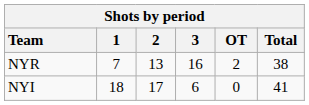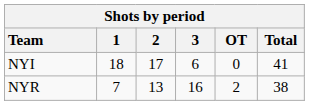rows swapped: (24, 64) <-> (21, 87)
